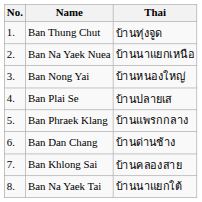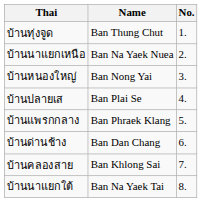columns swapped: (15, 13) <-> (155, 13)
